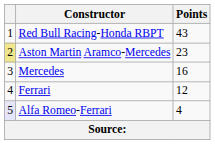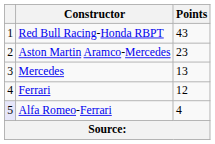(10, 52) khaki background -> (10, 52) no background
(182, 71) 16 -> (182, 71) 13
